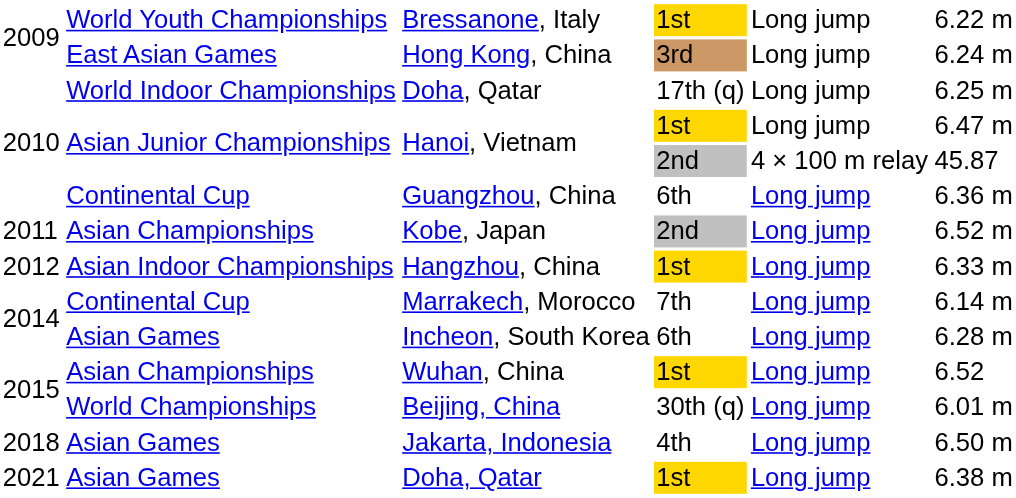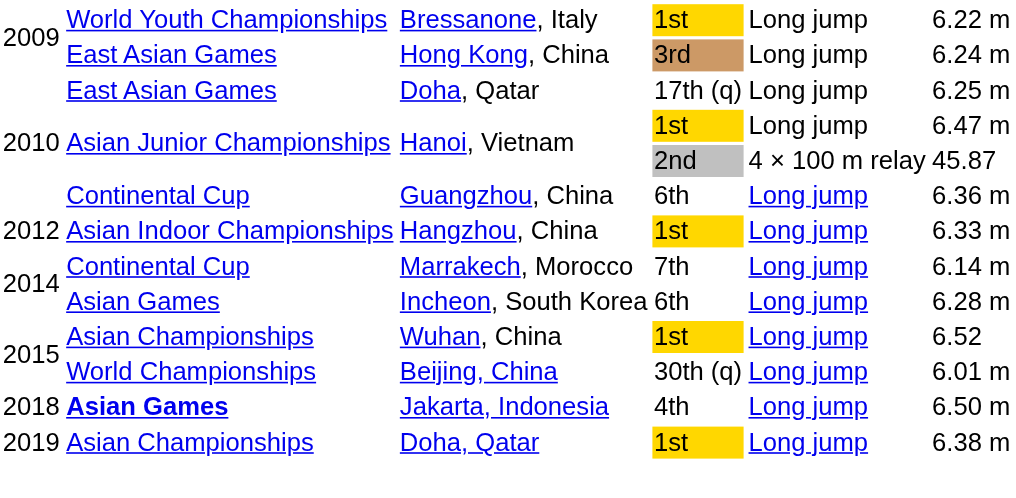(231, 90) World Indoor Championships -> (171, 90) East Asian Games
- row: (474, 231)
(143, 442) normal -> (147, 407) bold
(31, 477) 2021 -> (31, 442) 2019
(143, 477) Asian Games -> (190, 442) Asian Championships
